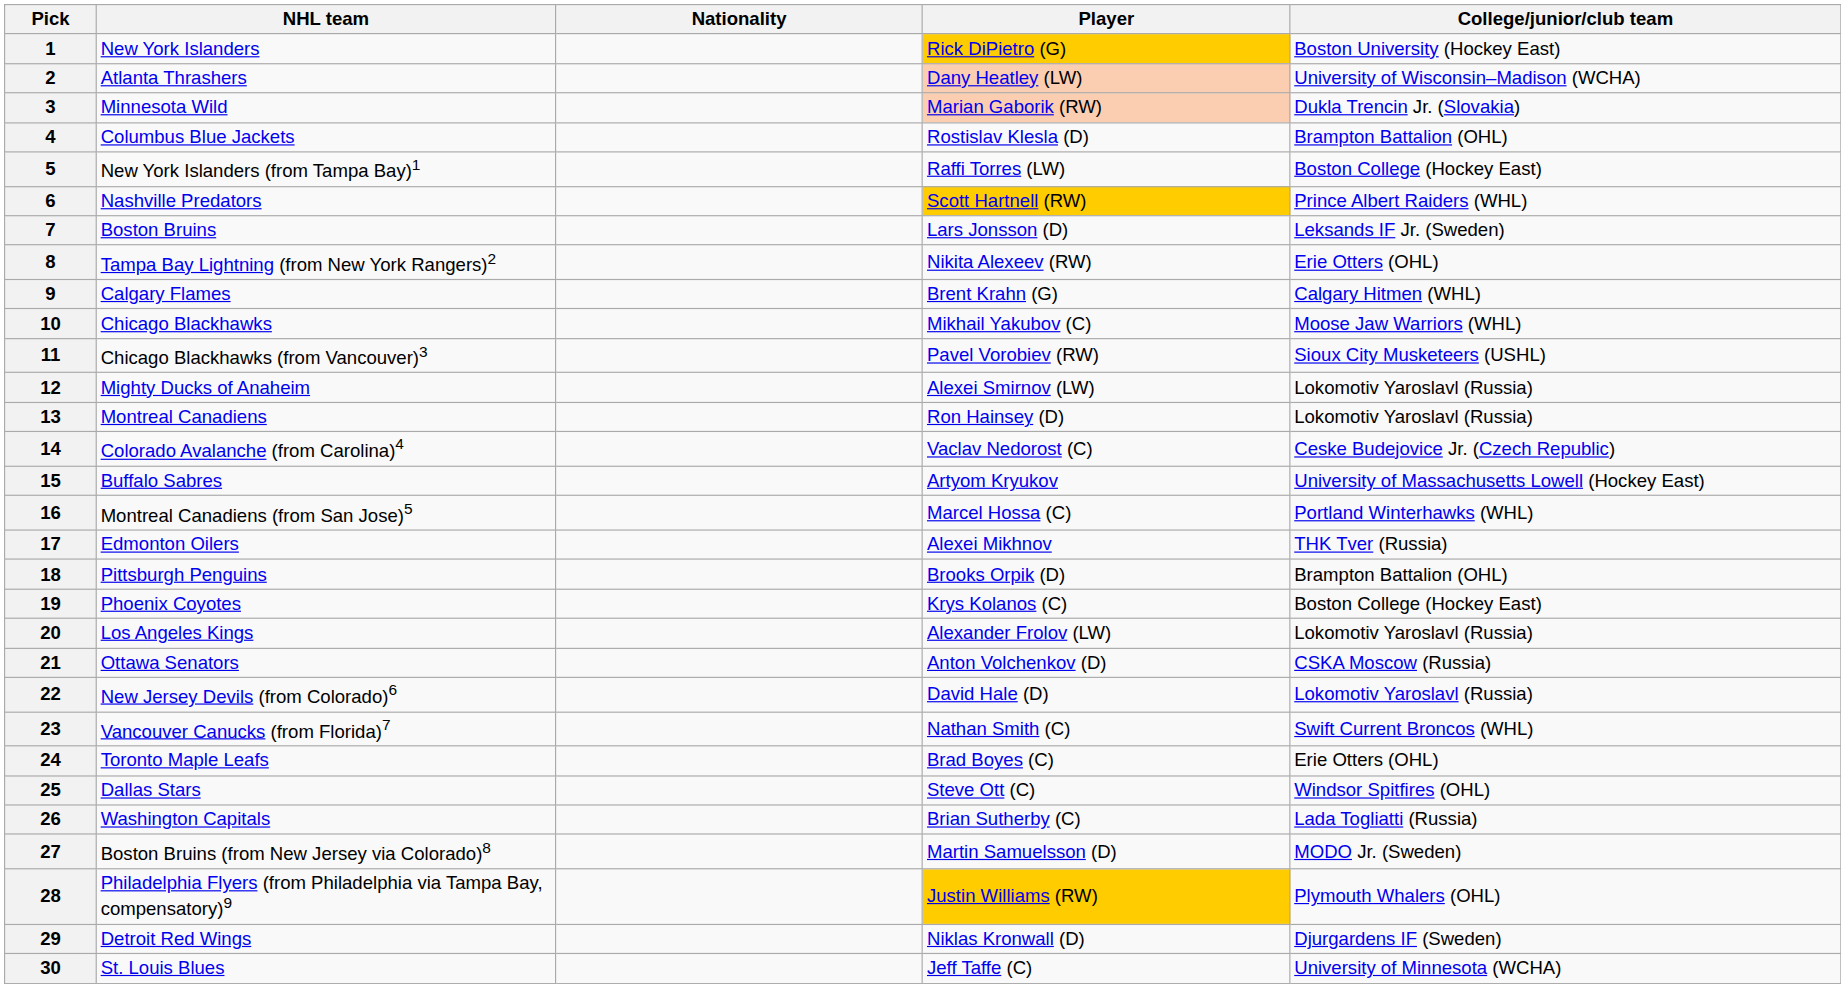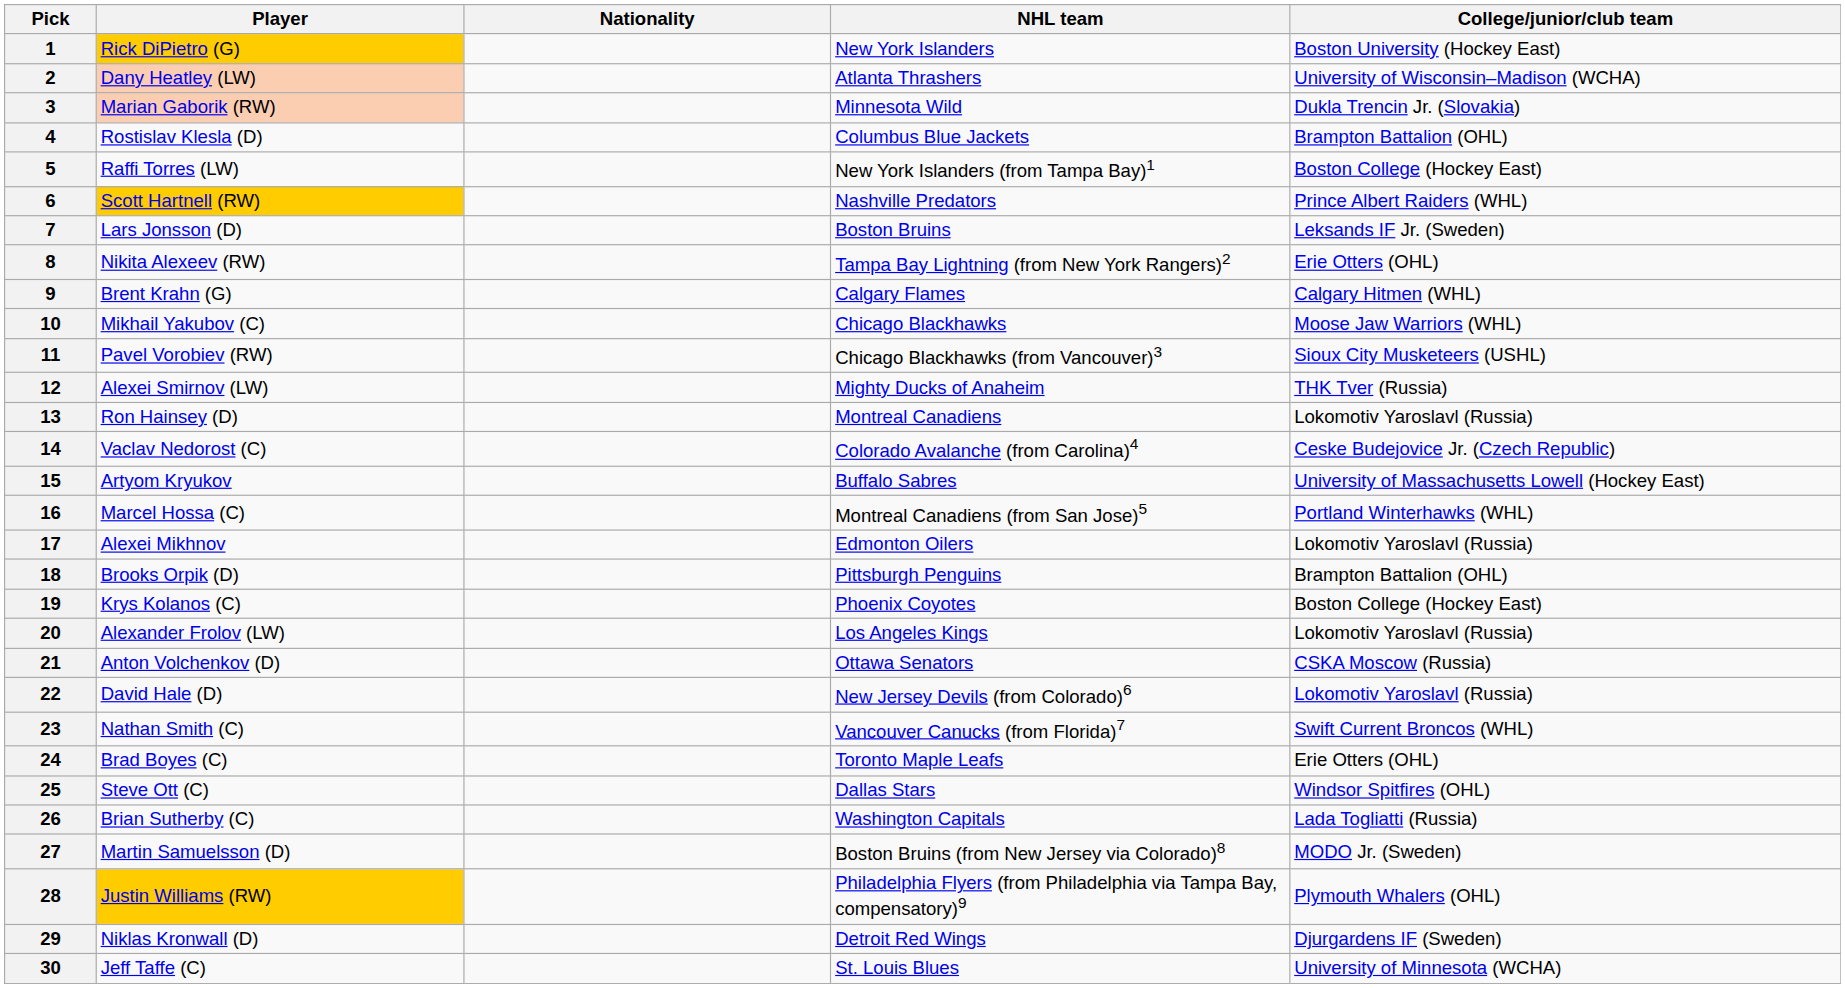columns swapped: (1106, 19) <-> (326, 19)
(1414, 387) Lokomotiv Yaroslavl (Russia) -> (1371, 387) THK Tver (Russia)
(1371, 544) THK Tver (Russia) -> (1414, 544) Lokomotiv Yaroslavl (Russia)
